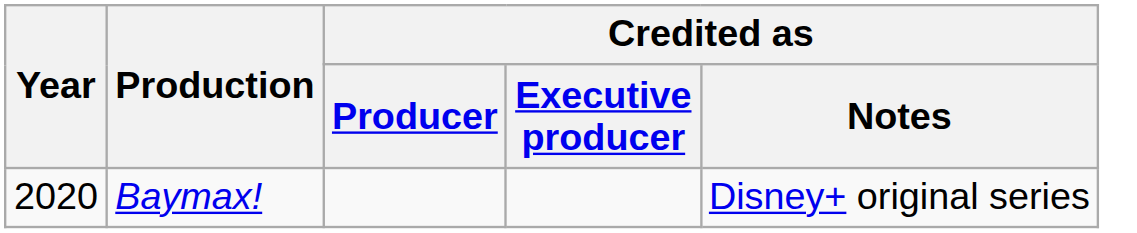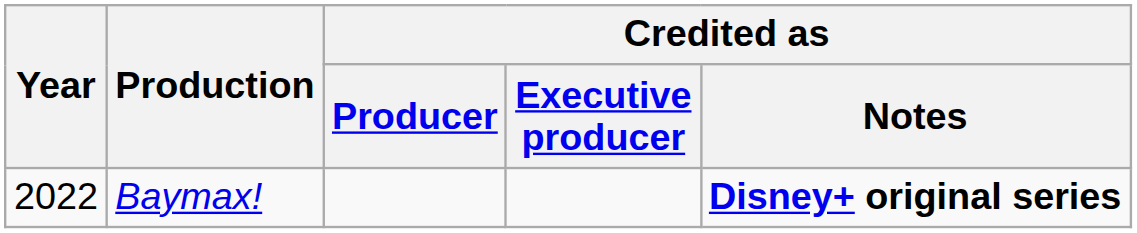(56, 196) 2020 -> (56, 196) 2022
(899, 196) normal -> (915, 196) bold
